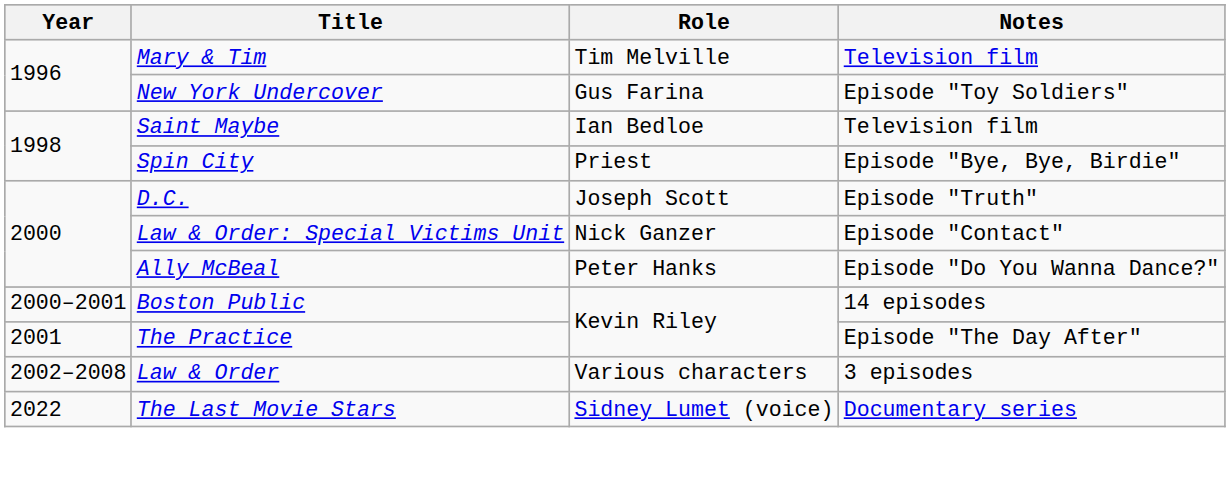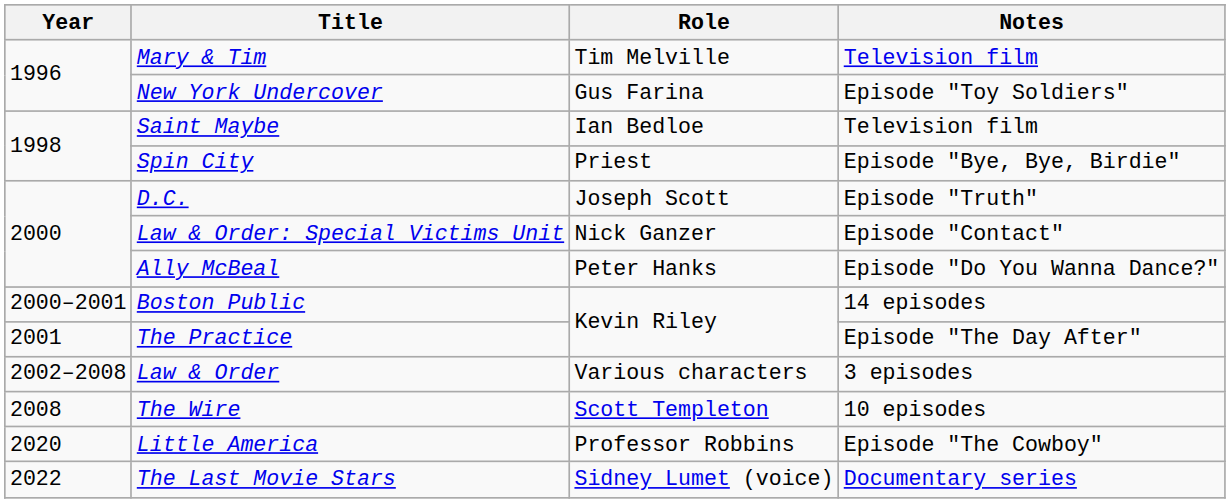+ row: (189, 409)
+ row: (227, 444)
